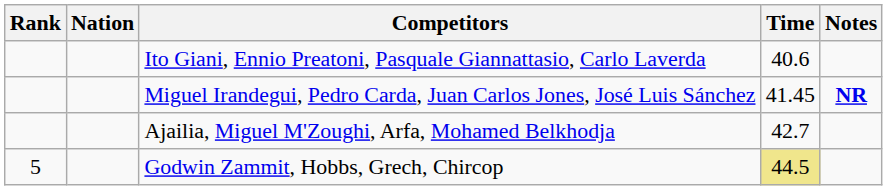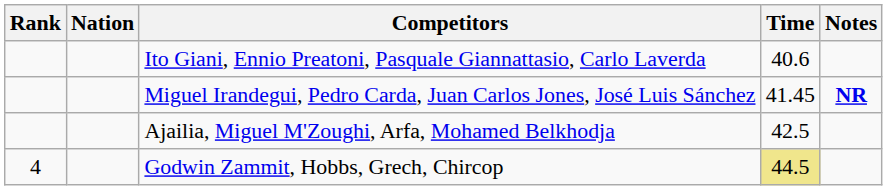(790, 131) 42.7 -> (790, 131) 42.5
(35, 167) 5 -> (35, 167) 4
